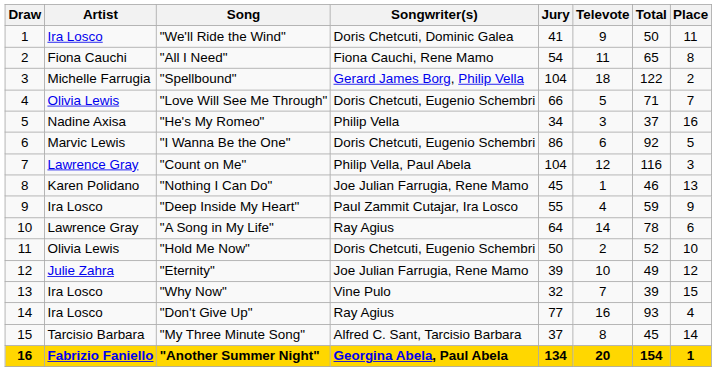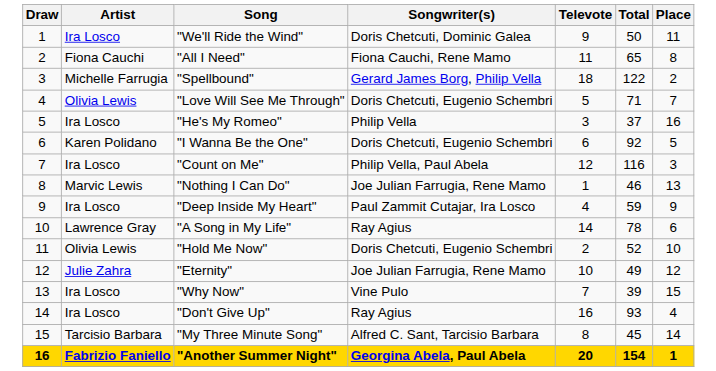- column: (556, 15)
(87, 121) Nadine Axisa -> (92, 121) Ira Losco
(86, 143) Marvic Lewis -> (111, 143) Karen Polidano
(93, 164) Lawrence Gray -> (92, 164) Ira Losco
(93, 185) Karen Polidano -> (104, 185) Marvic Lewis
